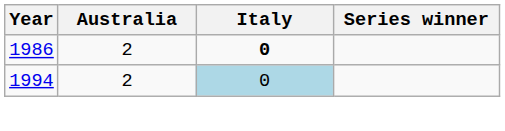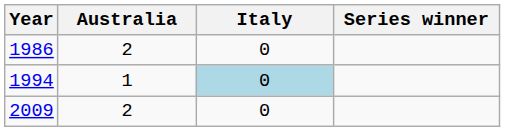(265, 50) bold -> (265, 50) normal
(127, 80) 2 -> (127, 80) 1
+ row: (31, 111)
